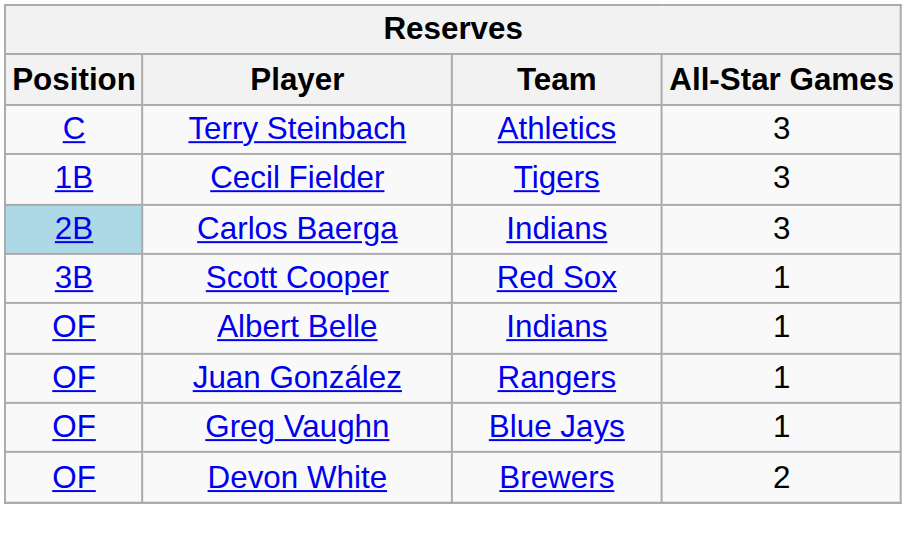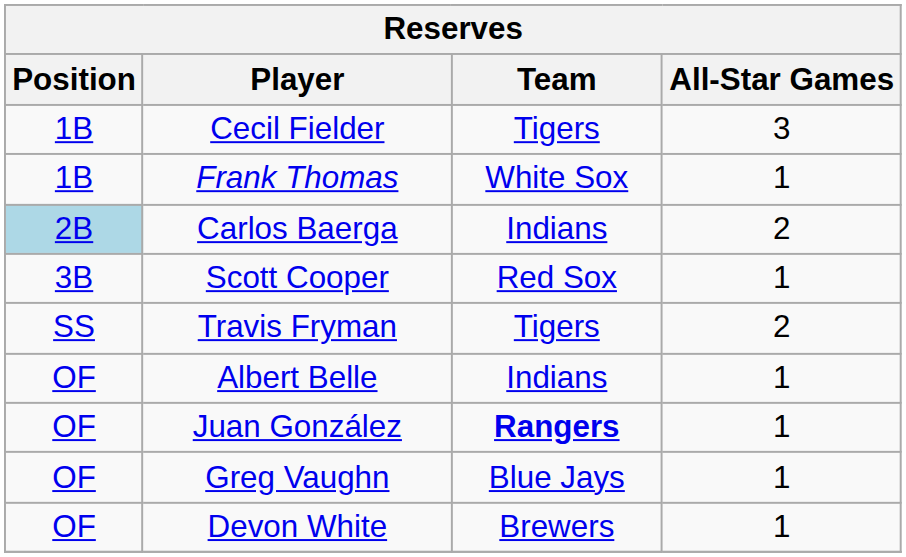- row: (297, 128)
+ row: (297, 178)
(782, 228) 3 -> (782, 228) 2
+ row: (297, 327)
(557, 377) normal -> (557, 427) bold
(782, 476) 2 -> (782, 526) 1
